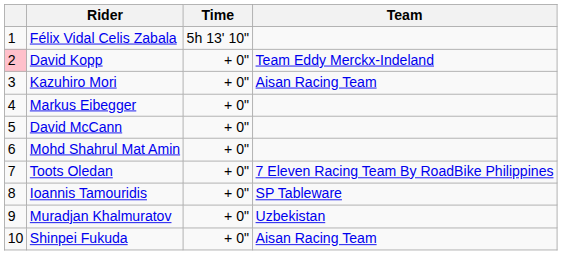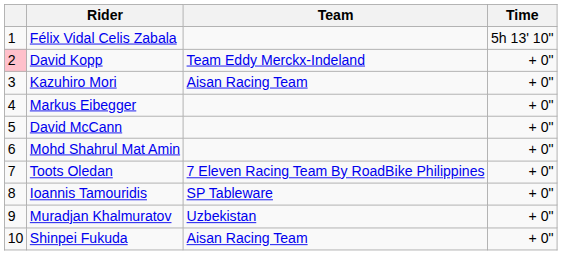columns swapped: (405, 15) <-> (218, 15)
